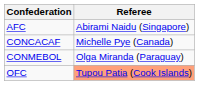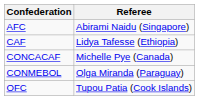+ row: (16, 42)
(134, 73) lightsalmon background -> (134, 88) no background
